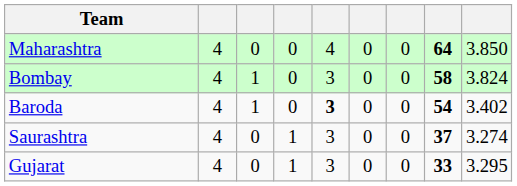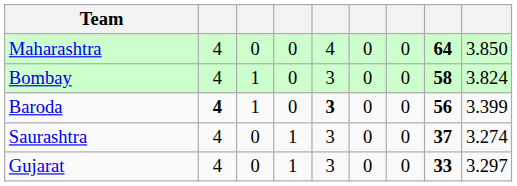(218, 107) normal -> (218, 107) bold
(443, 107) 54 -> (443, 107) 56
(487, 107) 3.402 -> (487, 107) 3.399
(487, 166) 3.295 -> (487, 166) 3.297
